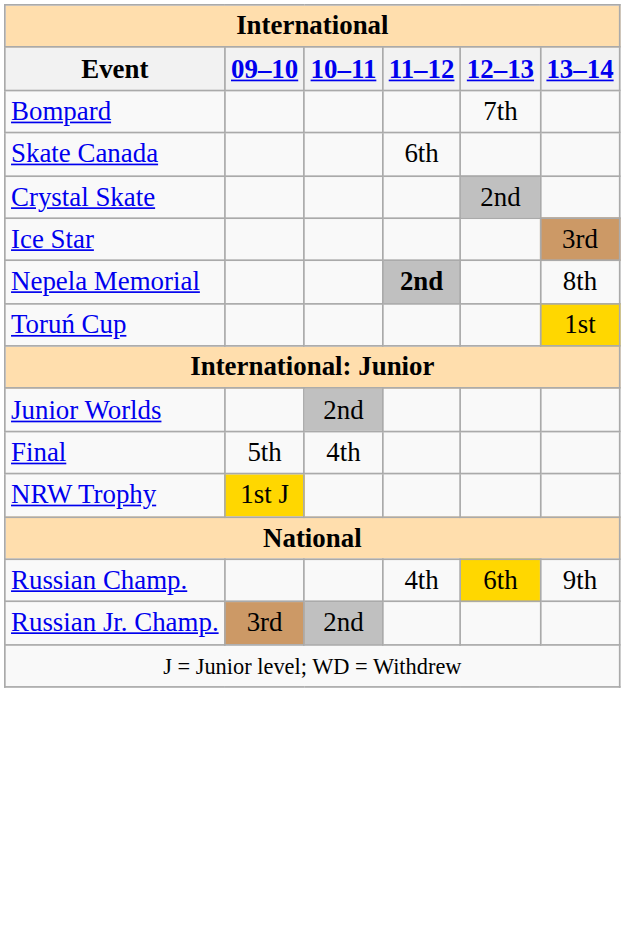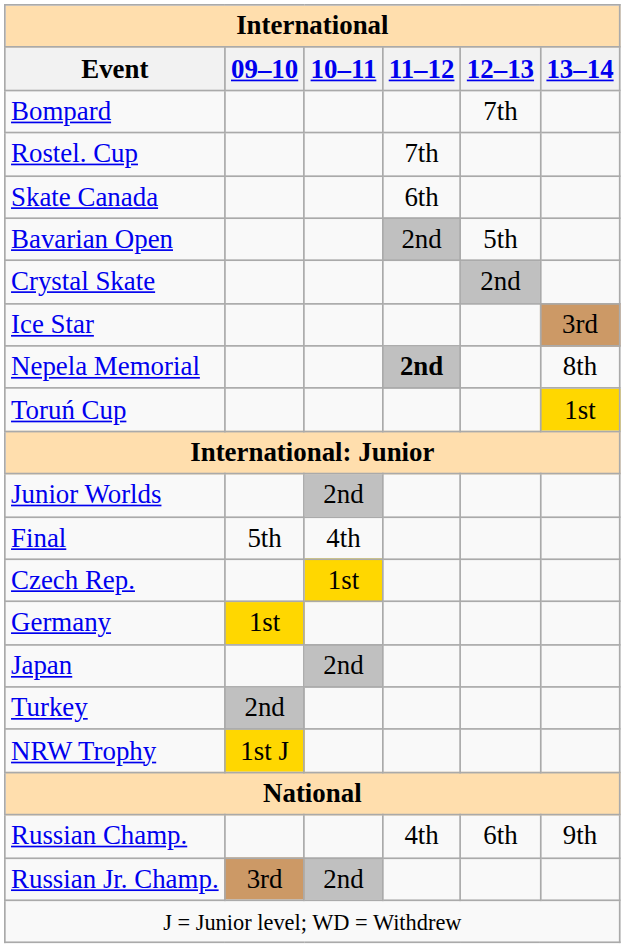+ row: (75, 153)
+ row: (92, 238)
+ row: (73, 580)
+ row: (61, 622)
+ row: (42, 665)
+ row: (49, 707)
(500, 580) gold background -> (500, 835) no background
